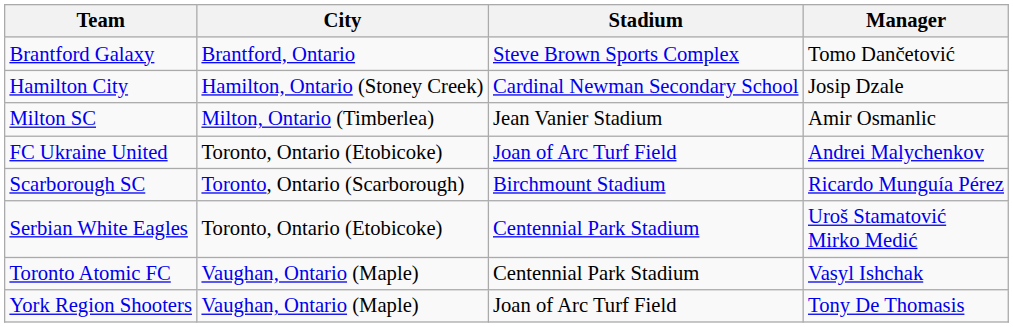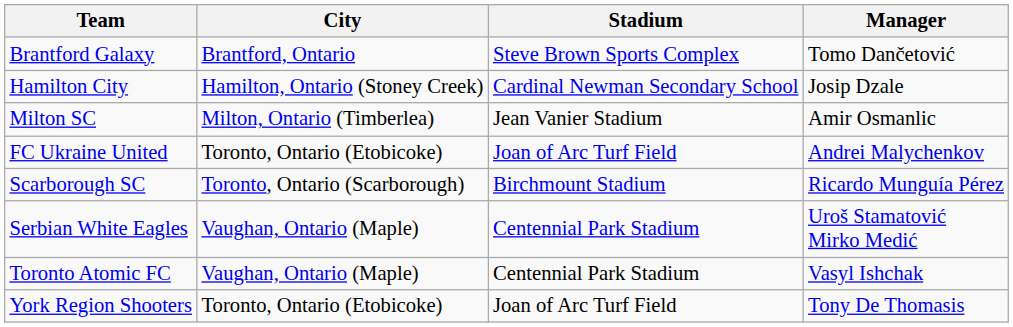(322, 228) Toronto, Ontario (Etobicoke) -> (310, 228) Vaughan, Ontario (Maple)
(310, 305) Vaughan, Ontario (Maple) -> (322, 305) Toronto, Ontario (Etobicoke)
